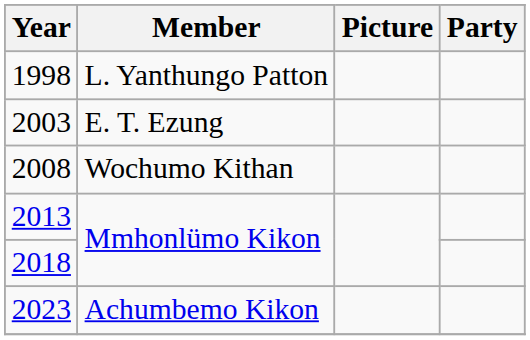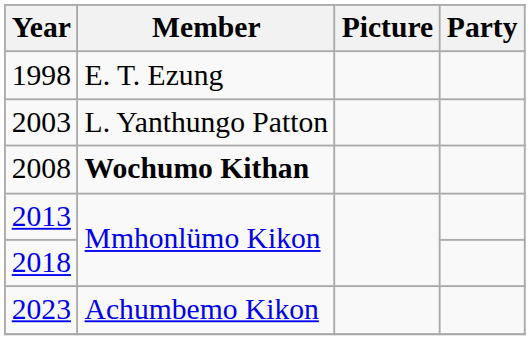(206, 74) L. Yanthungo Patton -> (154, 74) E. T. Ezung
(154, 121) E. T. Ezung -> (206, 121) L. Yanthungo Patton
(189, 168) normal -> (197, 168) bold
